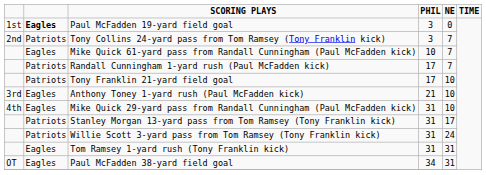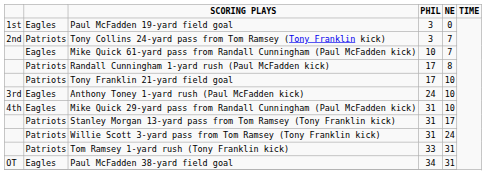(41, 25) bold -> (41, 25) normal
(450, 66) 7 -> (450, 66) 8
(430, 94) 21 -> (430, 94) 24
(41, 149) Eagles -> (46, 149) Patriots
(430, 149) 31 -> (430, 149) 33
